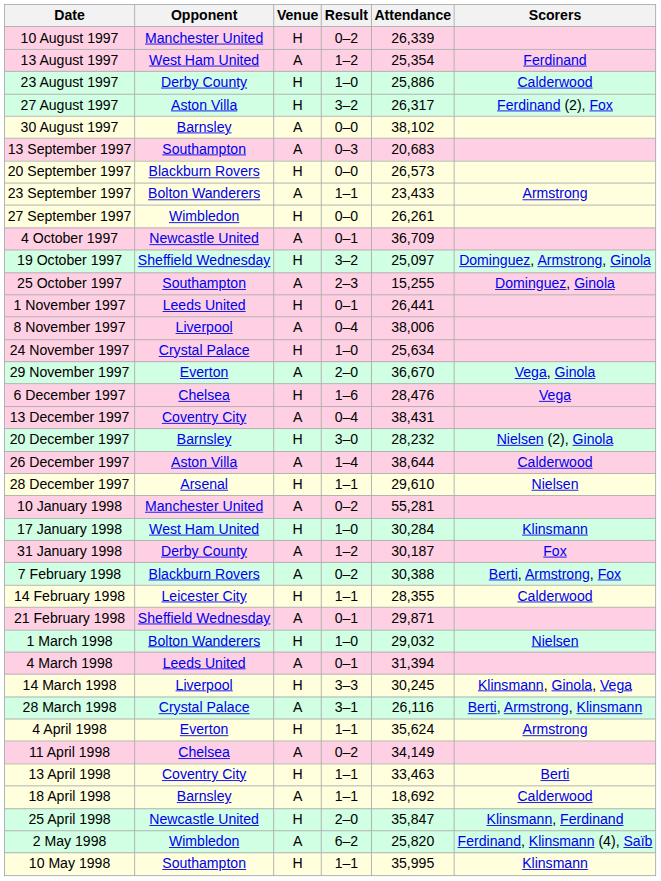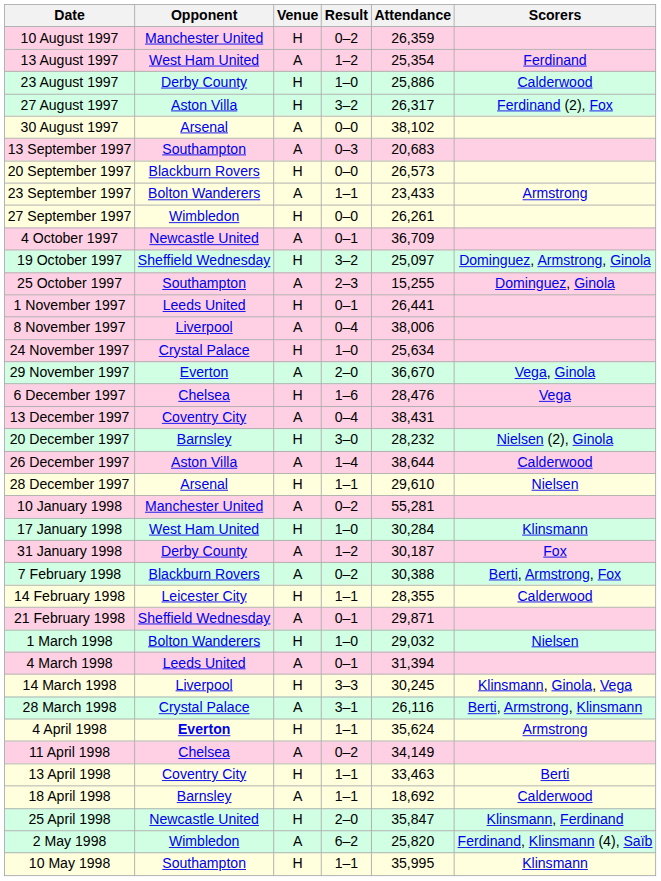(413, 37) 26,339 -> (413, 37) 26,359
(204, 127) Barnsley -> (204, 127) Arsenal
(204, 730) normal -> (204, 730) bold
